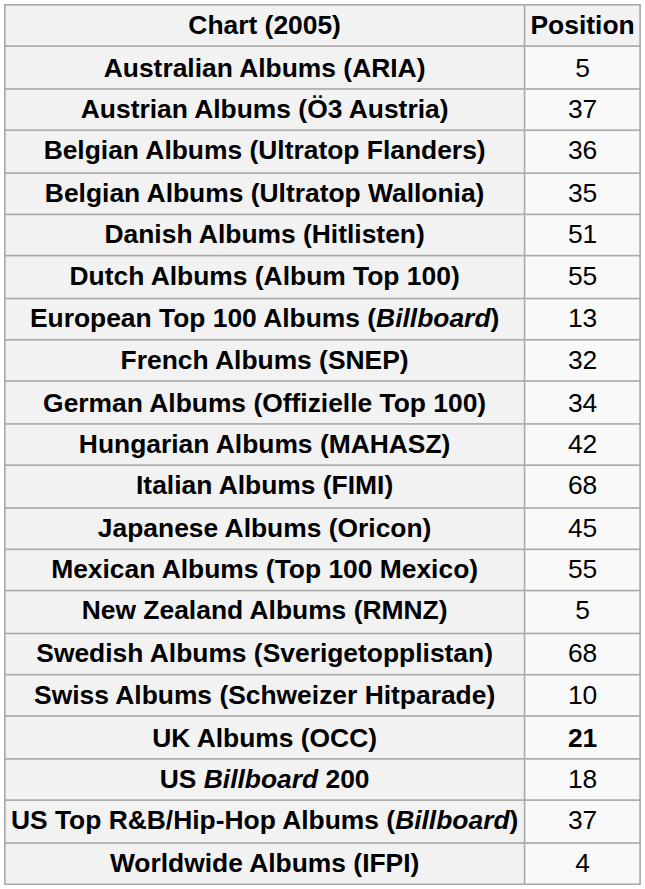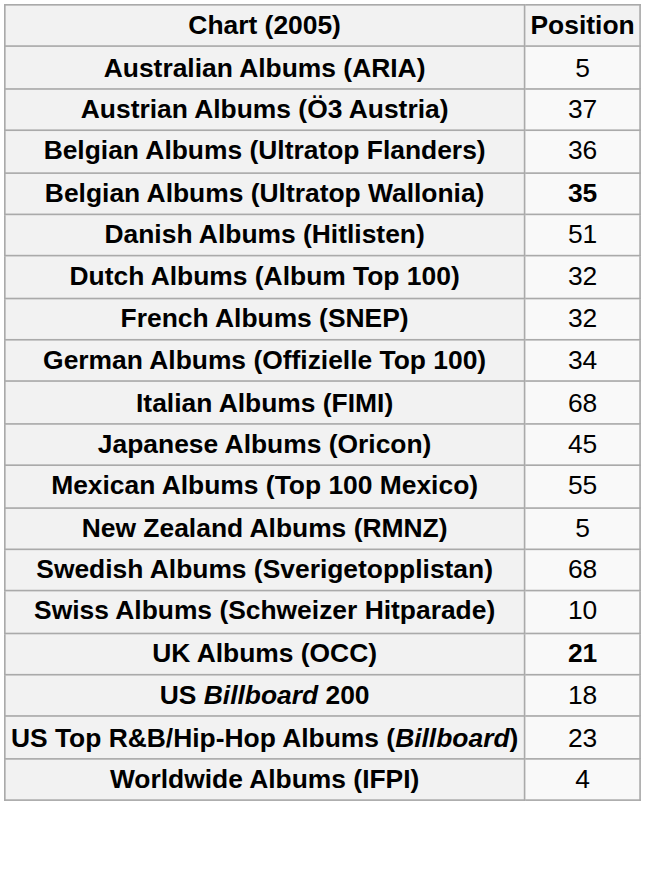(583, 192) normal -> (583, 192) bold
(583, 276) 55 -> (583, 276) 32
- row: (265, 318)
- row: (265, 444)
(583, 820) 37 -> (583, 737) 23
